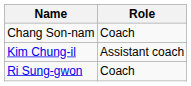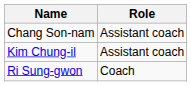(117, 33) Coach -> (142, 33) Assistant coach
